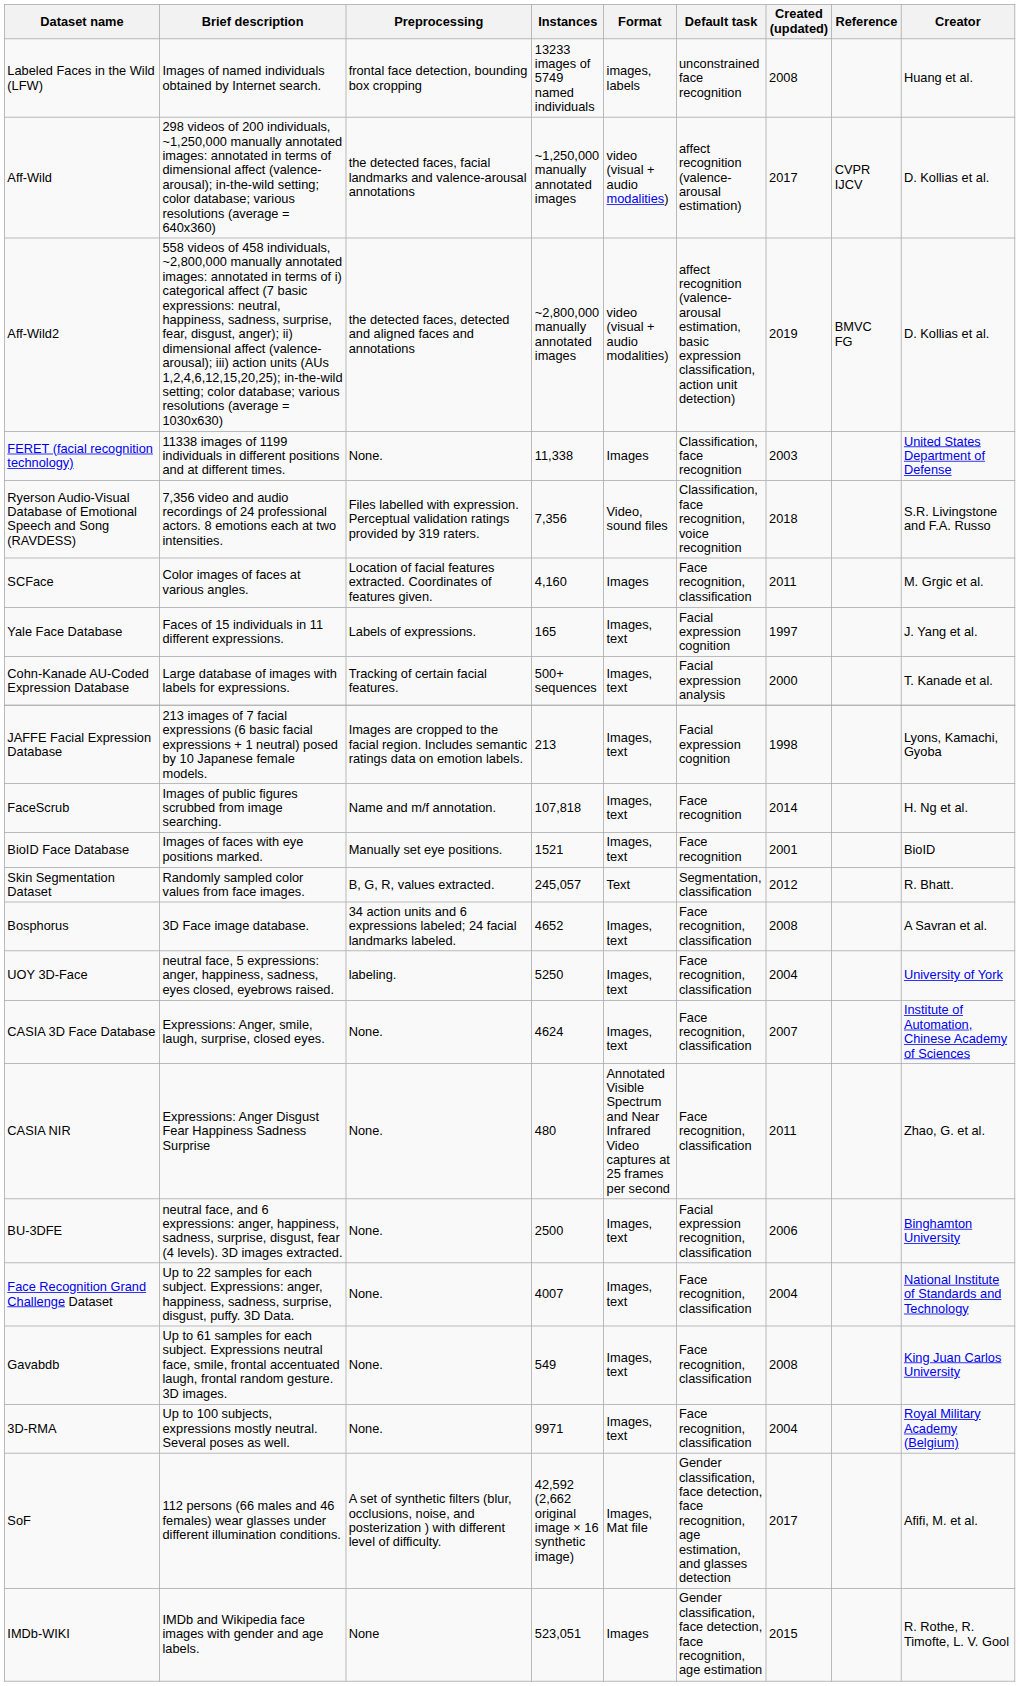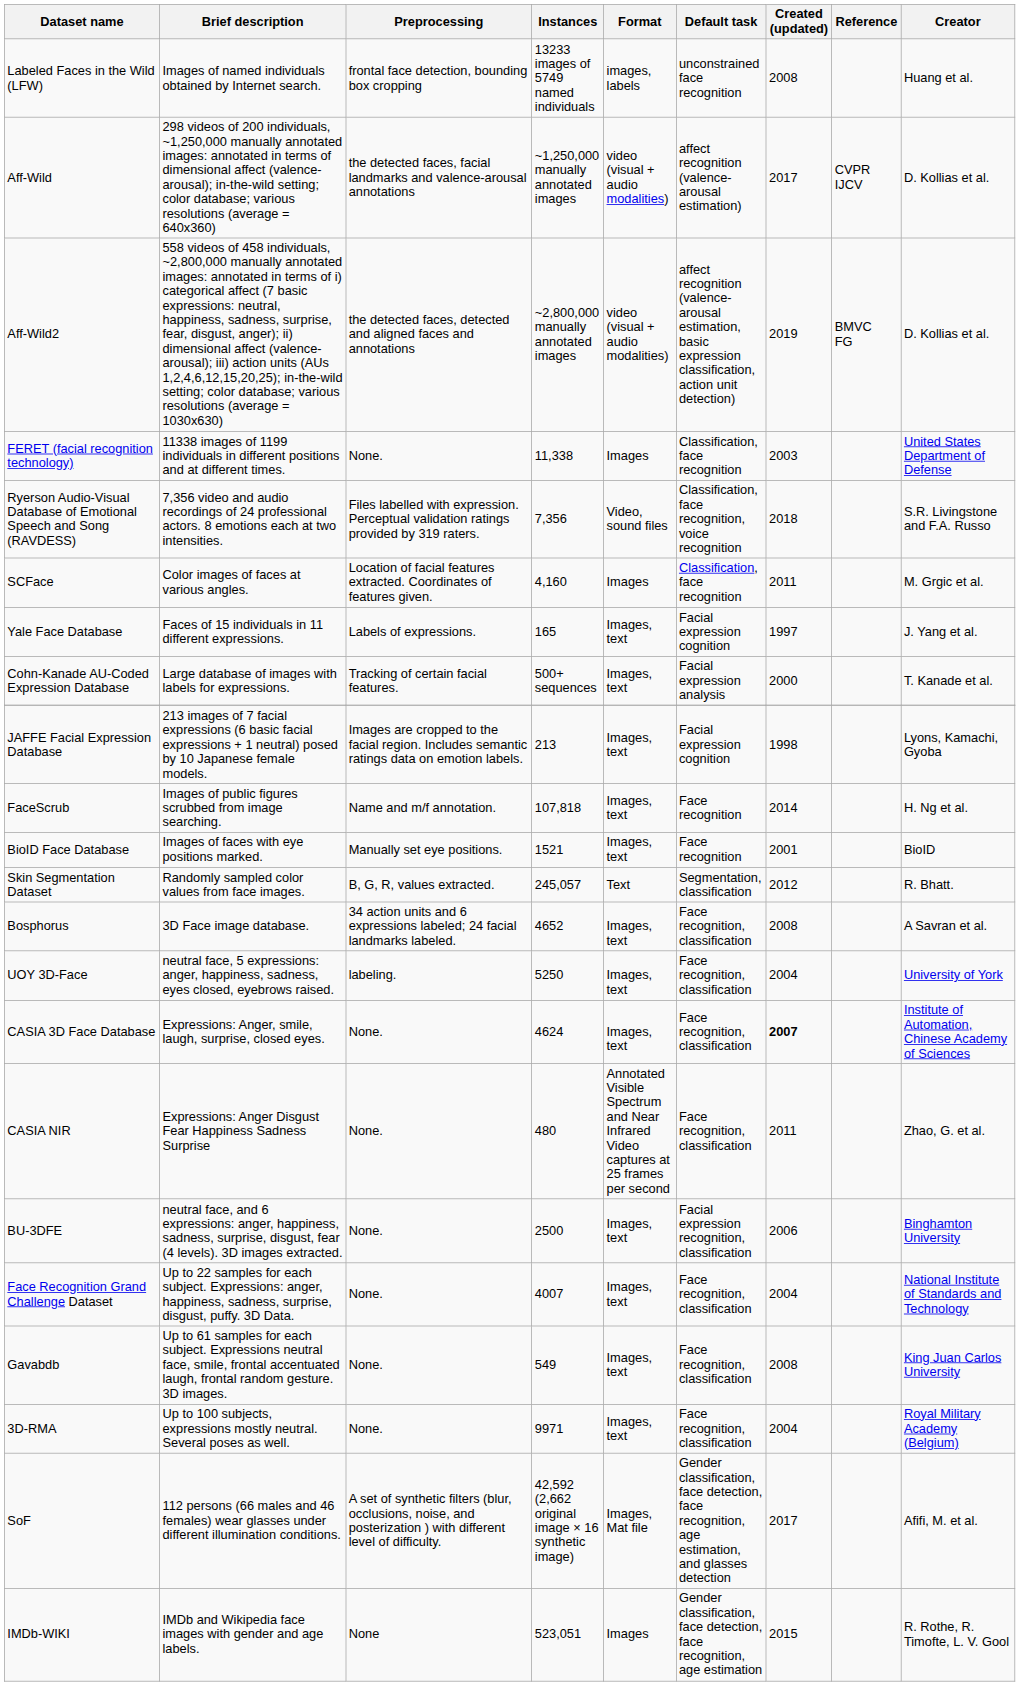(715, 582) Face recognition, classification -> (718, 582) Classification, face recognition
(783, 1031) normal -> (783, 1031) bold
